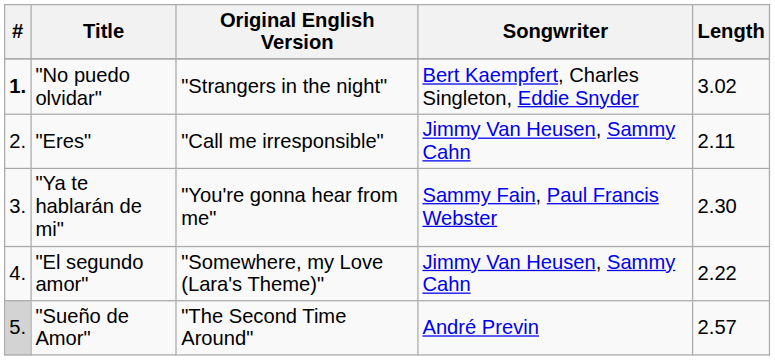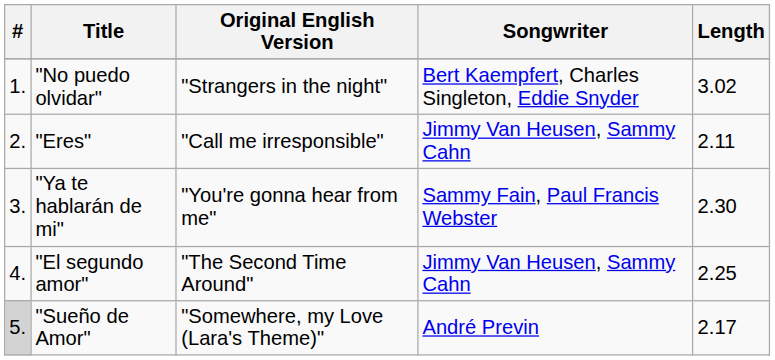(18, 86) bold -> (18, 86) normal
(282, 273) "Somewhere, my Love (Lara's Theme)" -> (264, 273) "The Second Time Around"
(717, 273) 2.22 -> (717, 273) 2.25
(264, 327) "The Second Time Around" -> (282, 327) "Somewhere, my Love (Lara's Theme)"
(717, 327) 2.57 -> (717, 327) 2.17
